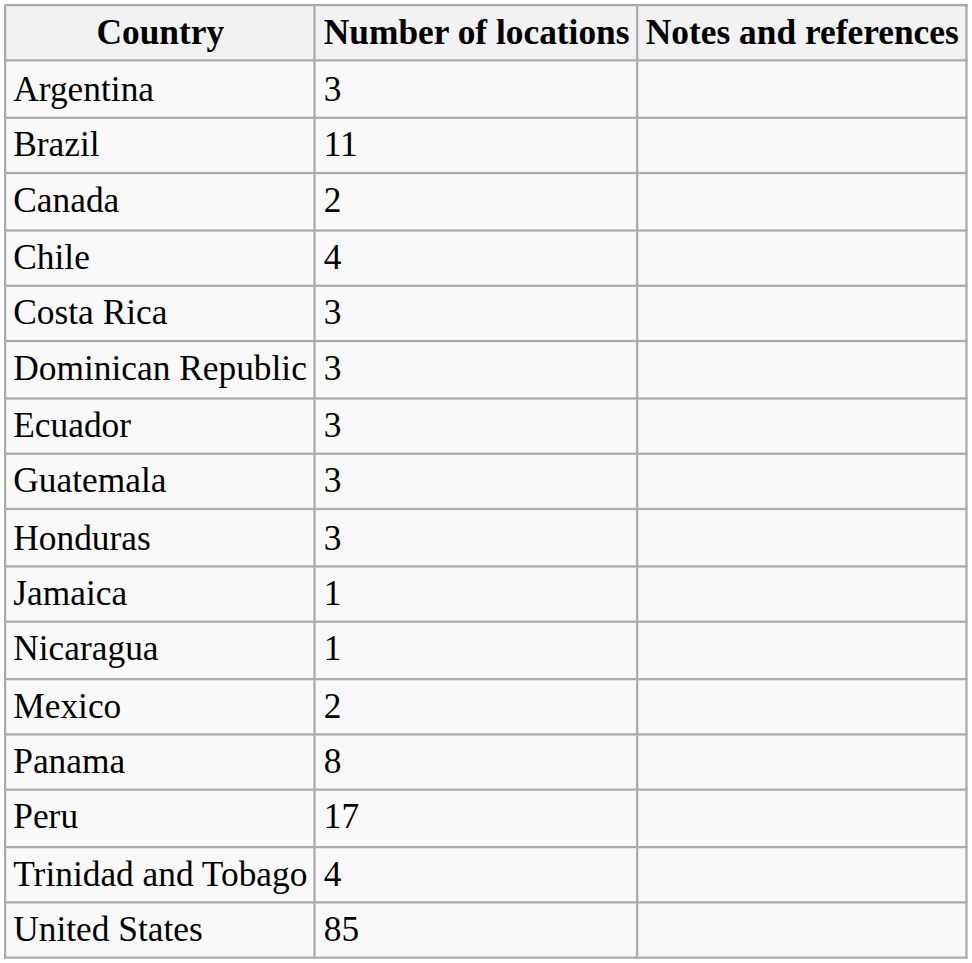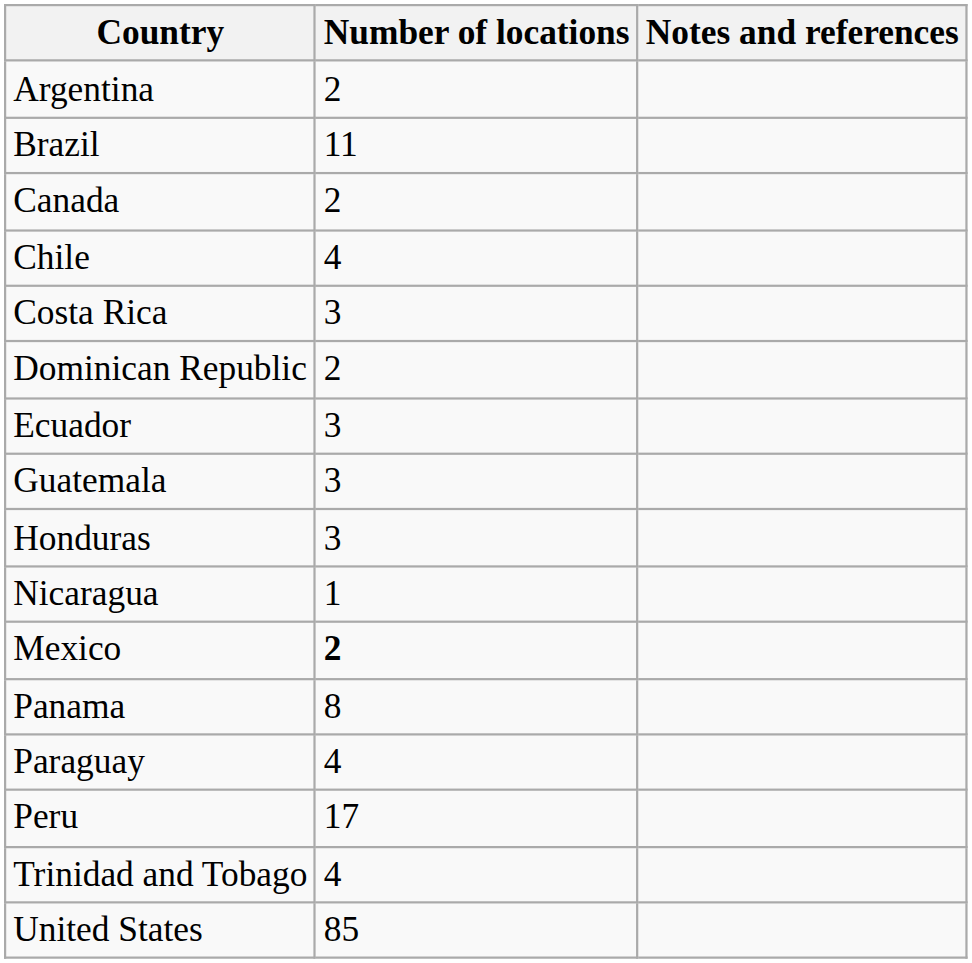(333, 88) 3 -> (333, 88) 2
(333, 369) 3 -> (333, 369) 2
- row: (70, 593)
(333, 705) normal -> (333, 649) bold
+ row: (79, 761)
